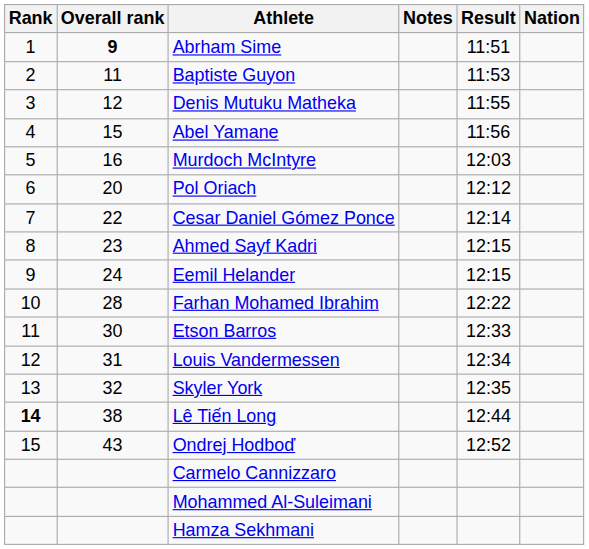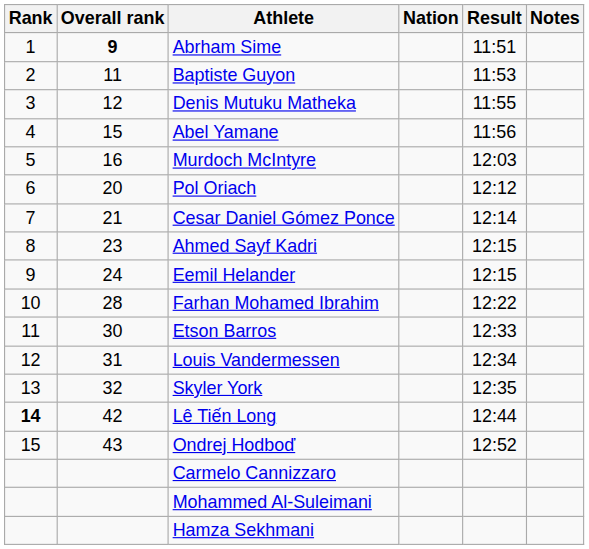columns swapped: (552, 18) <-> (428, 18)
(113, 217) 22 -> (113, 217) 21
(113, 416) 38 -> (113, 416) 42
